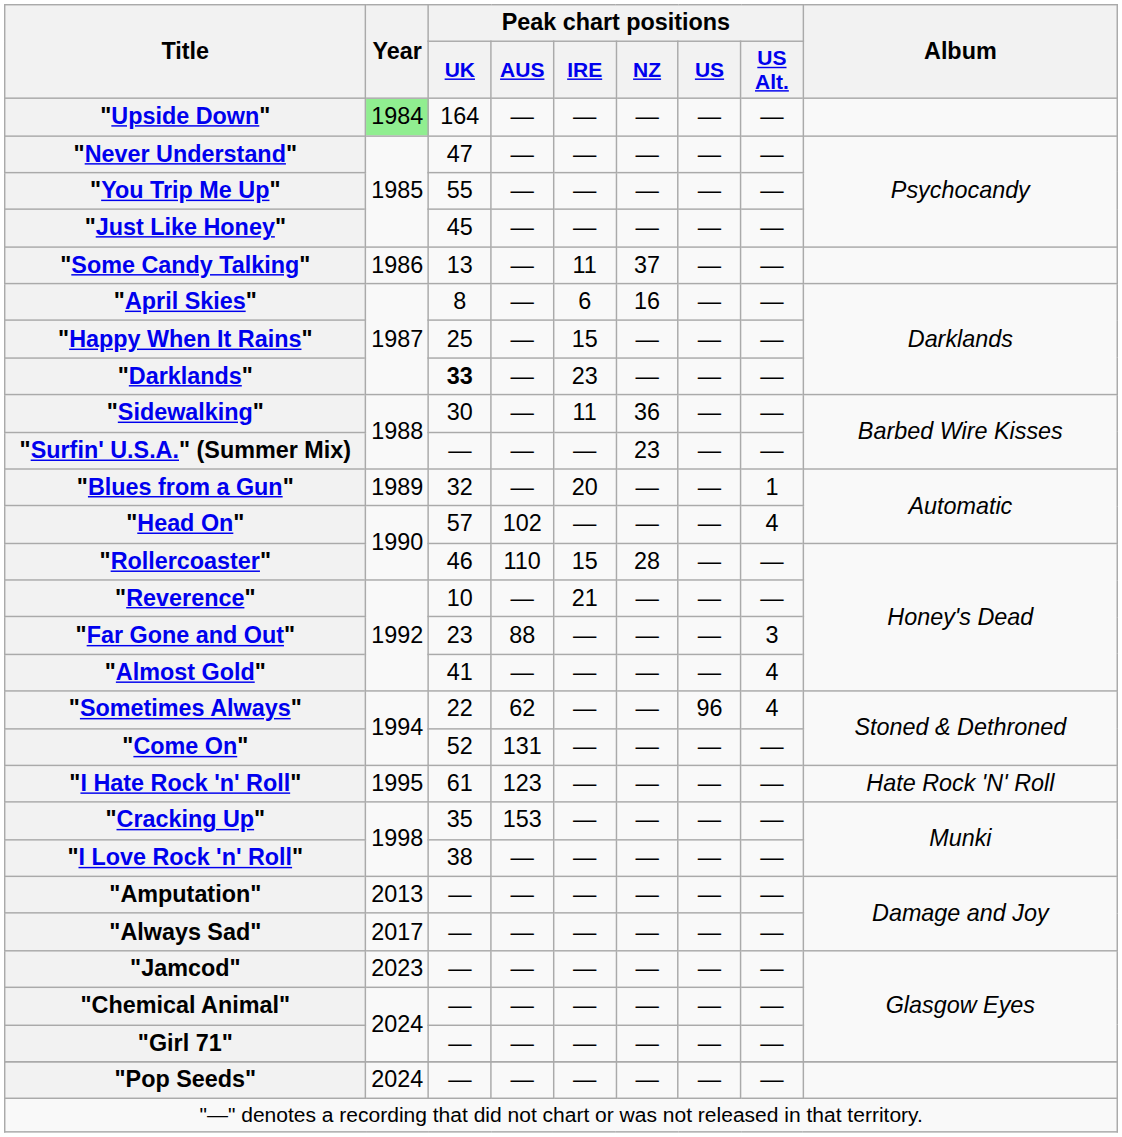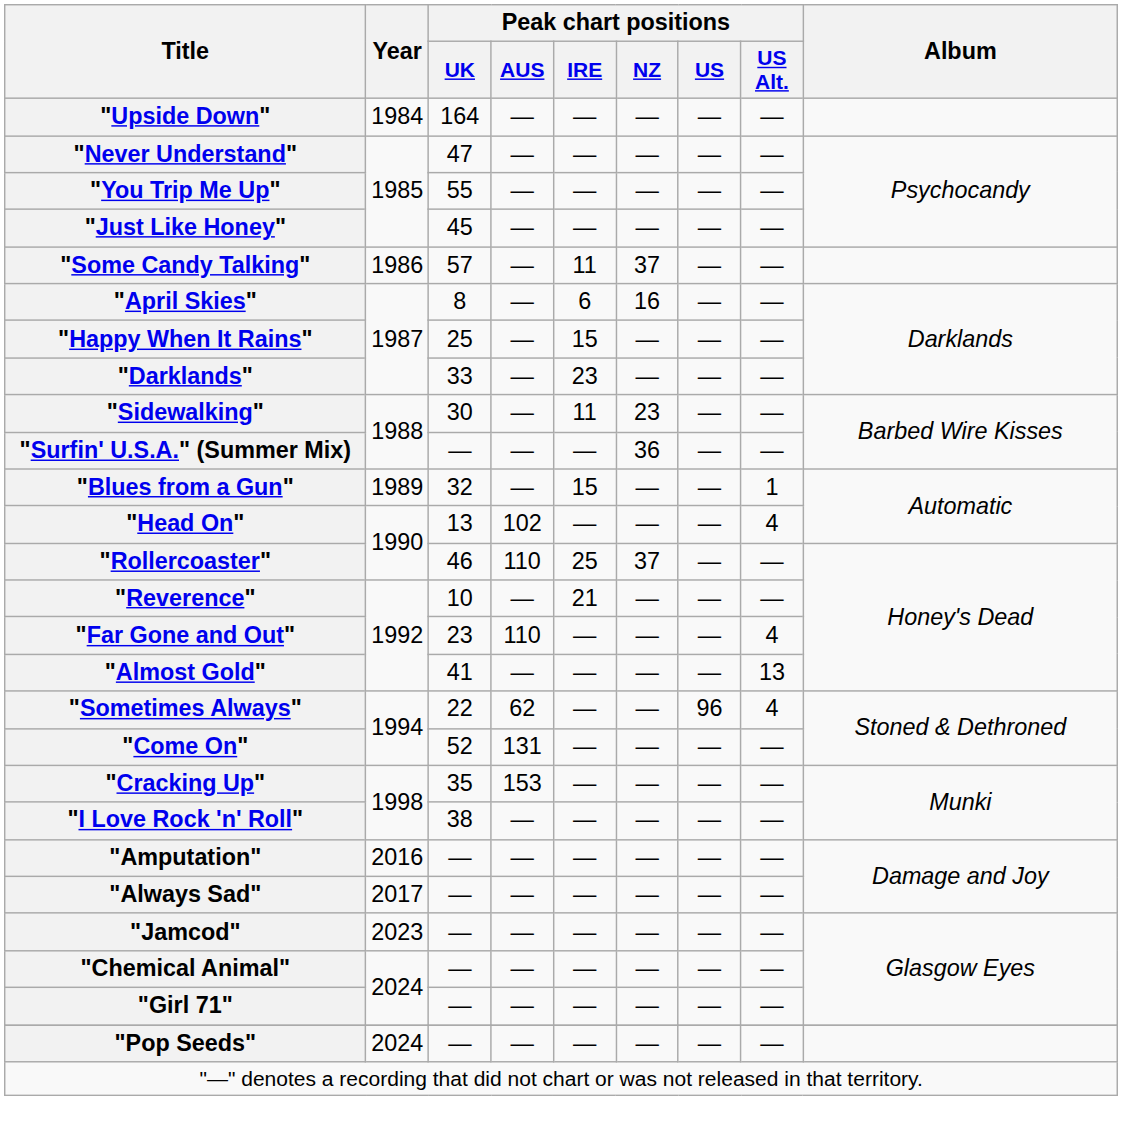(397, 116) lightgreen background -> (397, 116) no background
(460, 264) 13 -> (460, 264) 57
(460, 375) bold -> (460, 375) normal
(647, 413) 36 -> (647, 413) 23
(647, 450) 23 -> (647, 450) 36
(585, 487) 20 -> (585, 487) 15
(460, 524) 57 -> (460, 524) 13
(585, 561) 15 -> (585, 561) 25
(647, 561) 28 -> (647, 561) 37
(522, 635) 88 -> (522, 635) 110
(772, 635) 3 -> (772, 635) 4
(772, 672) 4 -> (772, 672) 13
- row: (185, 783)
(397, 894) 2013 -> (397, 857) 2016
